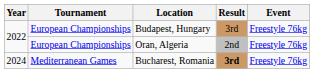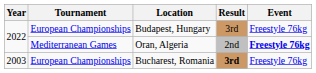(81, 44) European Championships -> (74, 44) Mediterranean Games
(278, 44) normal -> (280, 44) bold
(16, 60) 2024 -> (16, 60) 2003
(74, 60) Mediterranean Games -> (81, 60) European Championships
